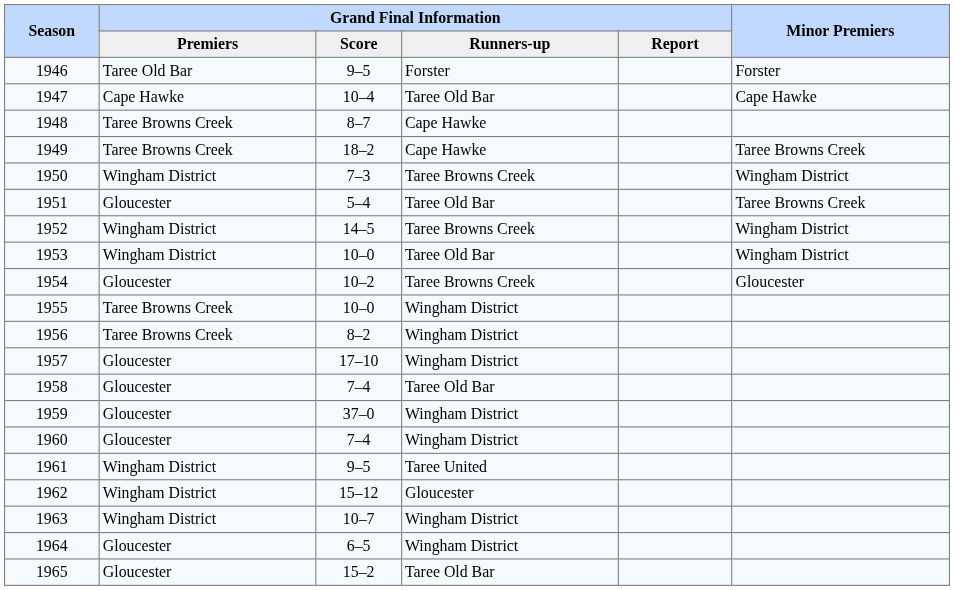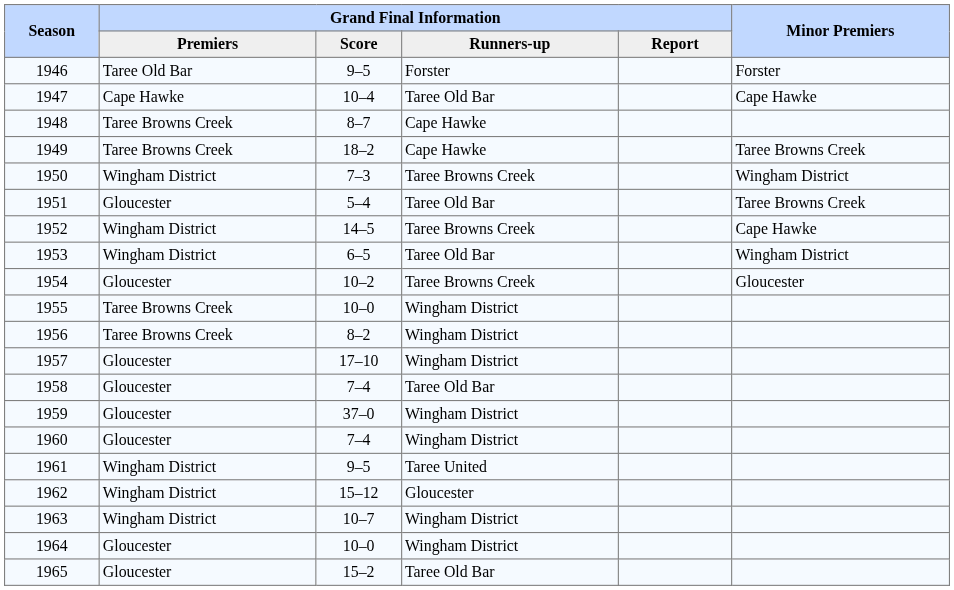(792, 228) Wingham District -> (776, 228) Cape Hawke
(359, 255) 10–0 -> (359, 255) 6–5
(359, 545) 6–5 -> (359, 545) 10–0
